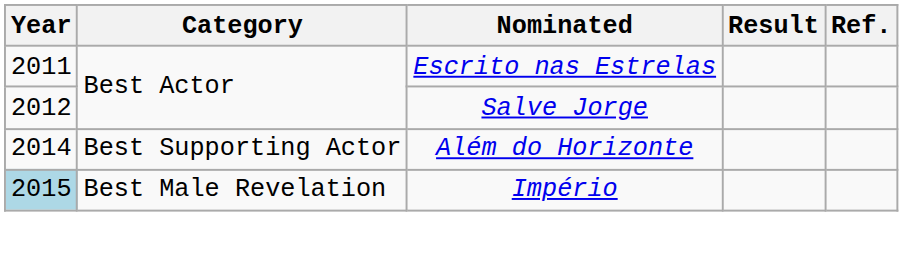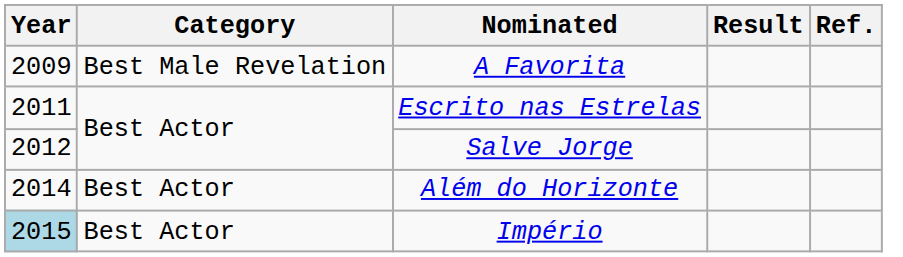+ row: (550, 67)
(242, 149) Best Supporting Actor -> (159, 190) Best Actor
(235, 190) Best Male Revelation -> (159, 231) Best Actor
